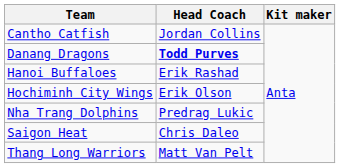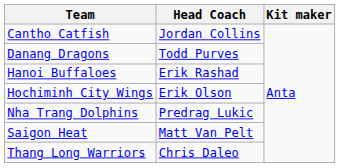(199, 54) bold -> (199, 54) normal
(199, 133) Chris Daleo -> (206, 133) Matt Van Pelt
(206, 152) Matt Van Pelt -> (199, 152) Chris Daleo
